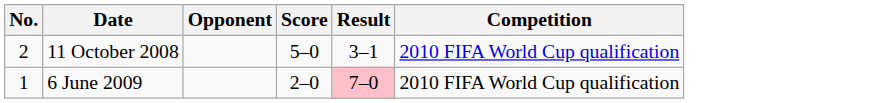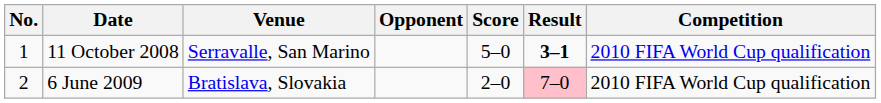+ column: (279, 20)
(24, 51) 2 -> (24, 51) 1
(364, 51) normal -> (555, 51) bold
(24, 82) 1 -> (24, 82) 2
